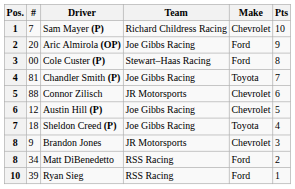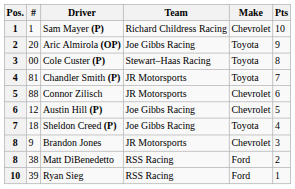(31, 29) 7 -> (31, 29) 1
(241, 45) Ford -> (245, 45) Toyota
(241, 61) Ford -> (245, 61) Toyota
(160, 77) Joe Gibbs Racing -> (156, 77) JR Motorsports
(33, 159) 34 -> (33, 159) 38
